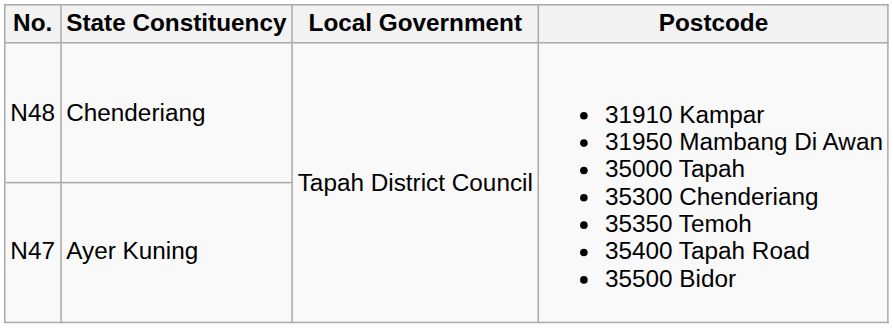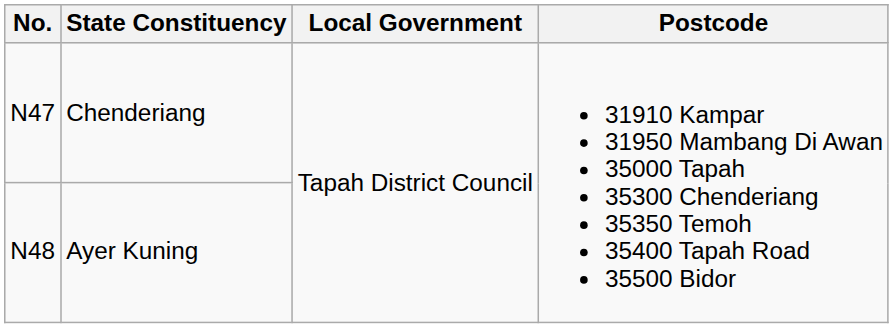(33, 112) N48 -> (33, 112) N47
(33, 252) N47 -> (33, 252) N48
